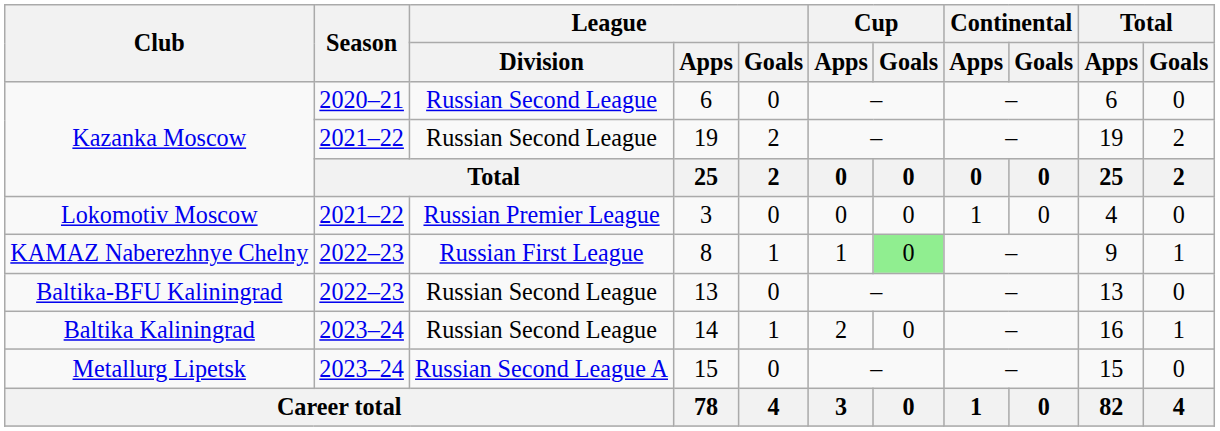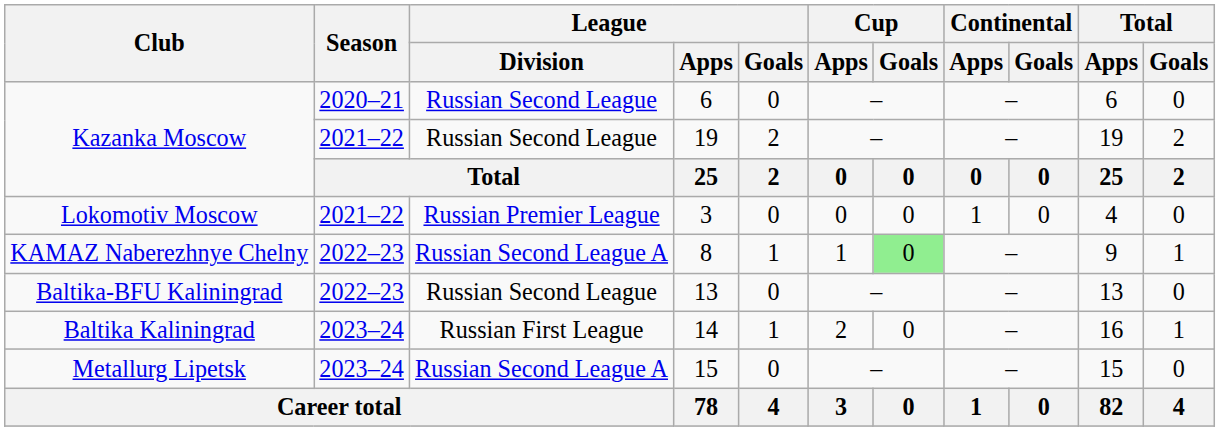(542, 253) Russian First League -> (542, 253) Russian Second League A
(542, 330) Russian Second League -> (542, 330) Russian First League
